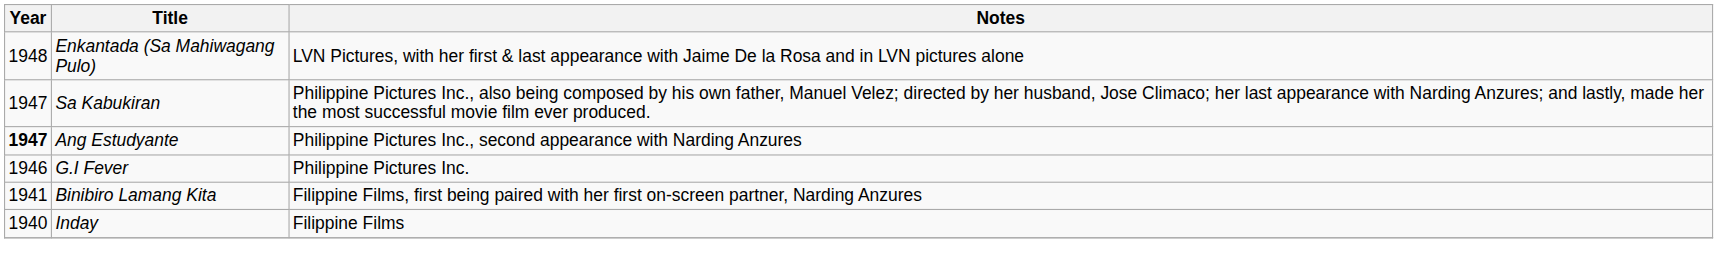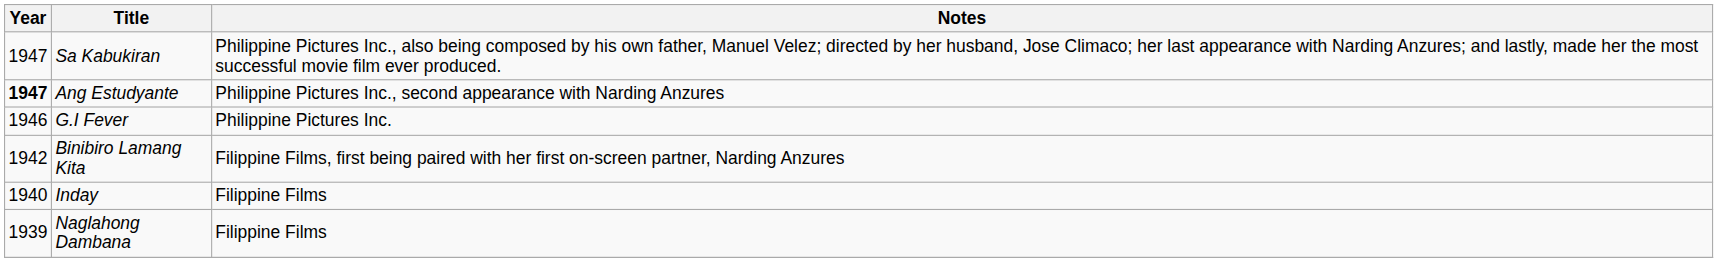- row: (165, 55)
(28, 195) 1941 -> (28, 158) 1942
+ row: (98, 233)
